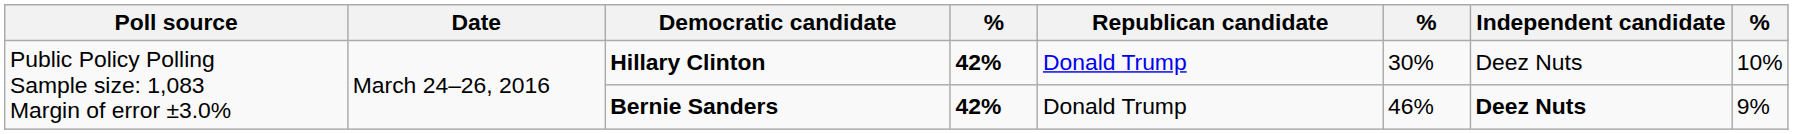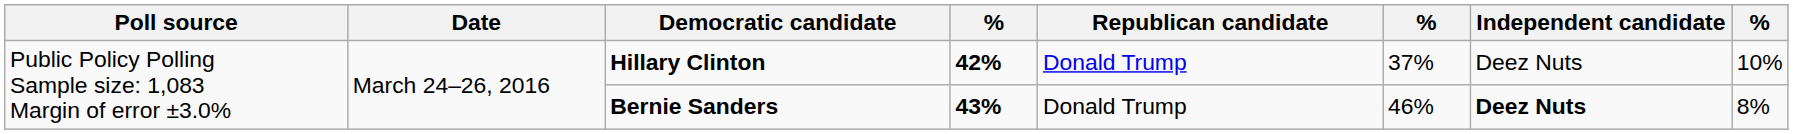(1411, 62) 30% -> (1411, 62) 37%
(978, 106) 42% -> (978, 106) 43%
(1753, 106) 9% -> (1753, 106) 8%
